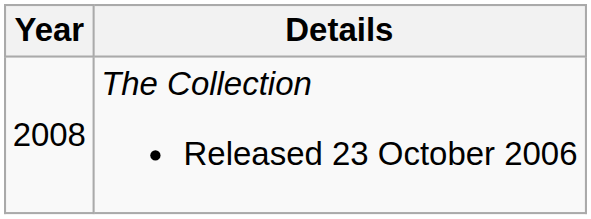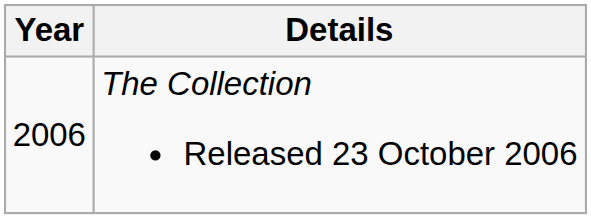(49, 134) 2008 -> (49, 134) 2006
